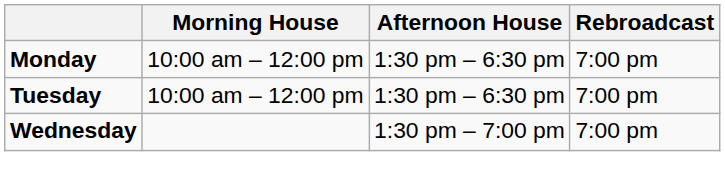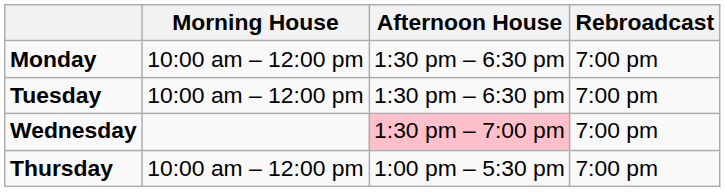(469, 131) no background -> (469, 131) pink background
+ row: (61, 167)
